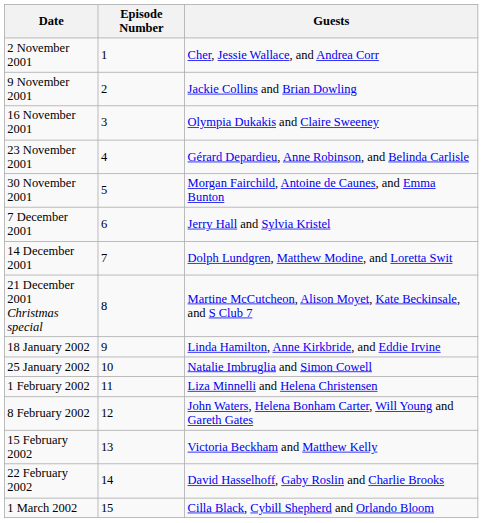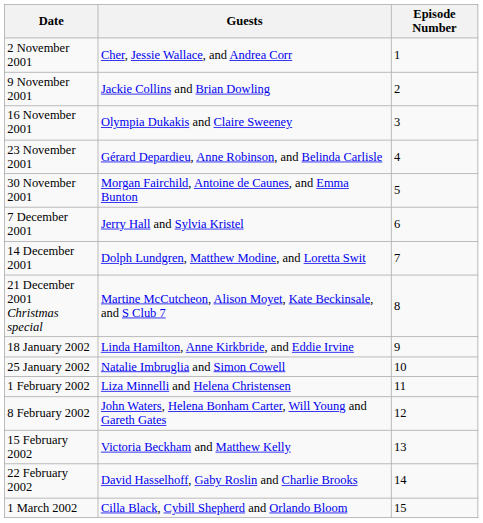columns swapped: (141, 21) <-> (331, 21)
